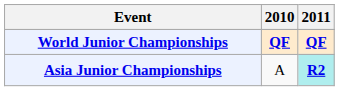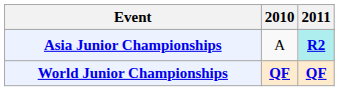rows swapped: (133, 69) <-> (133, 41)
